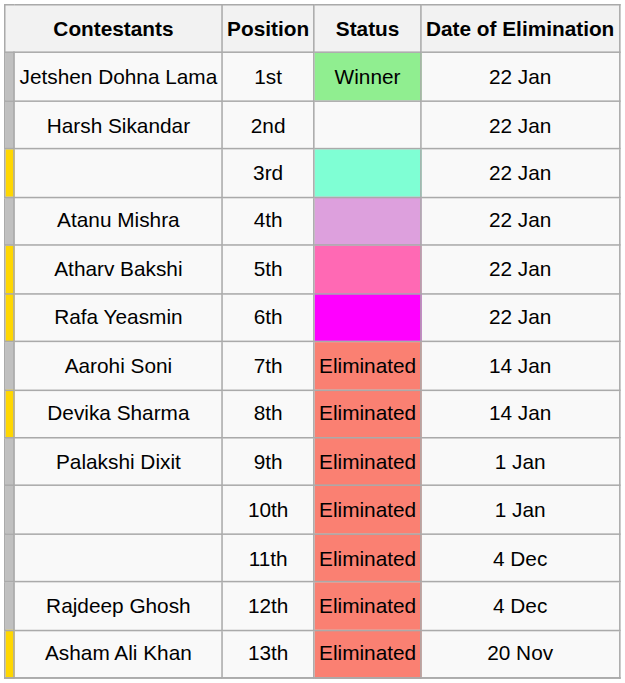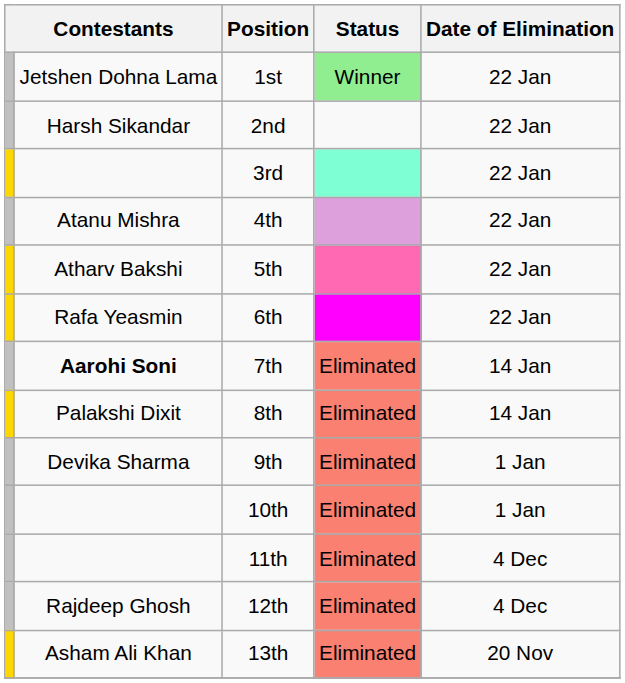(118, 365) normal -> (118, 365) bold
(118, 413) Devika Sharma -> (118, 413) Palakshi Dixit
(118, 461) Palakshi Dixit -> (118, 461) Devika Sharma
